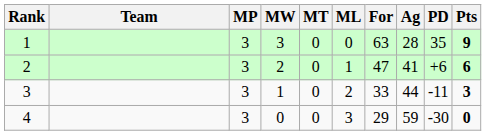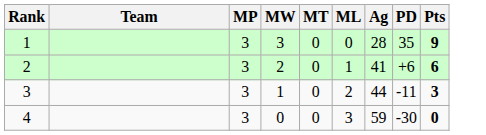- column: (381, 17)
